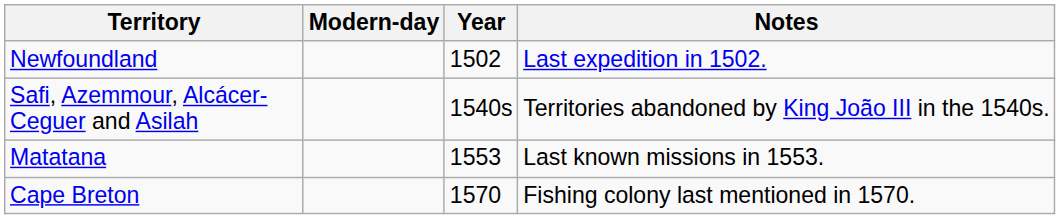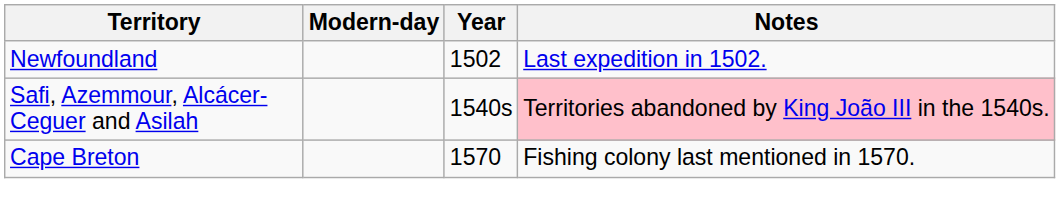(786, 108) no background -> (786, 108) pink background
- row: (58, 158)
